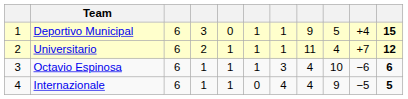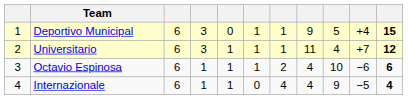(204, 49) 2 -> (204, 49) 3
(283, 67) 3 -> (283, 67) 2
(389, 85) 5 -> (389, 85) 4
